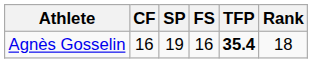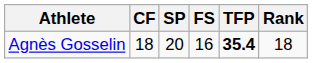(144, 45) 16 -> (144, 45) 18
(174, 45) 19 -> (174, 45) 20
